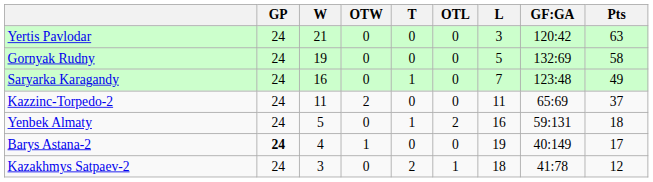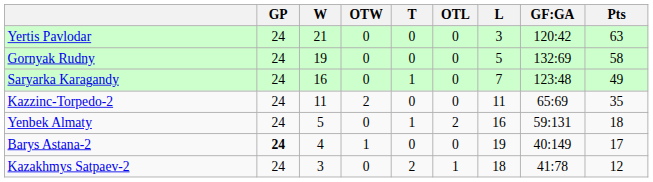(617, 101) 37 -> (617, 101) 35
